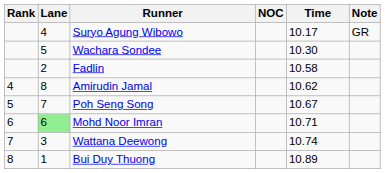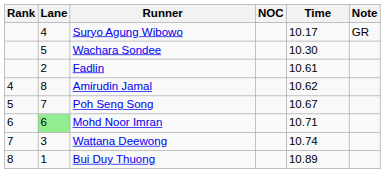(303, 68) 10.58 -> (303, 68) 10.61
